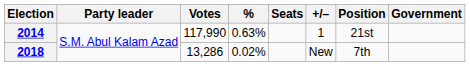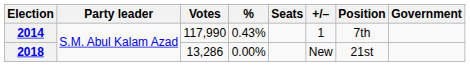(249, 33) 0.63% -> (249, 33) 0.43%
(362, 33) 21st -> (362, 33) 7th
(249, 52) 0.02% -> (249, 52) 0.00%
(362, 52) 7th -> (362, 52) 21st
